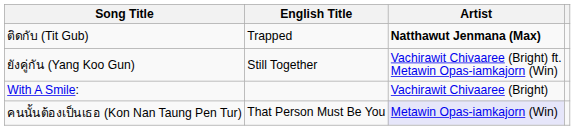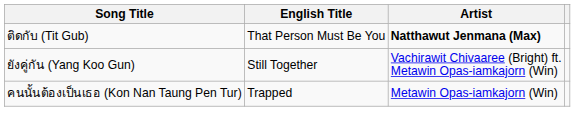(270, 36) Trapped -> (316, 36) That Person Must Be You
- row: (43, 90)
(316, 112) That Person Must Be You -> (270, 93) Trapped
(474, 112) lavender background -> (474, 93) no background
